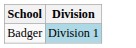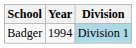+ column: (60, 14)
